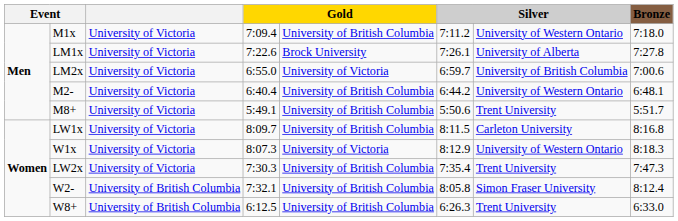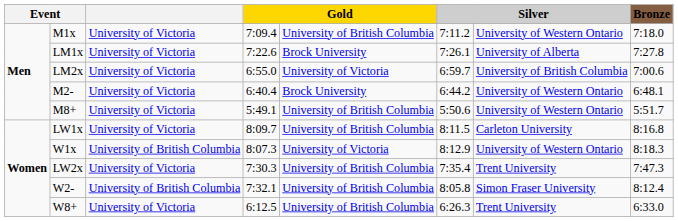(358, 91) University of British Columbia -> (324, 91) Brock University
(516, 110) Trent University -> (549, 110) University of Western Ontario
(142, 149) University of Victoria -> (164, 149) University of British Columbia
(164, 206) University of British Columbia -> (142, 206) University of Victoria
